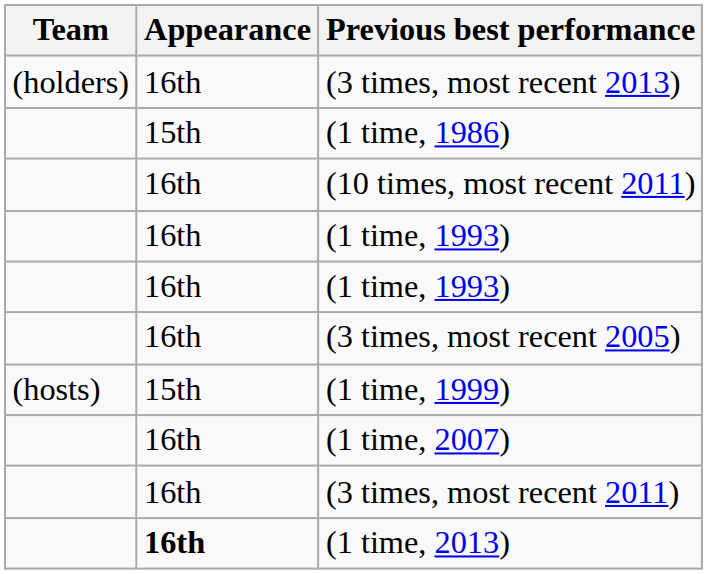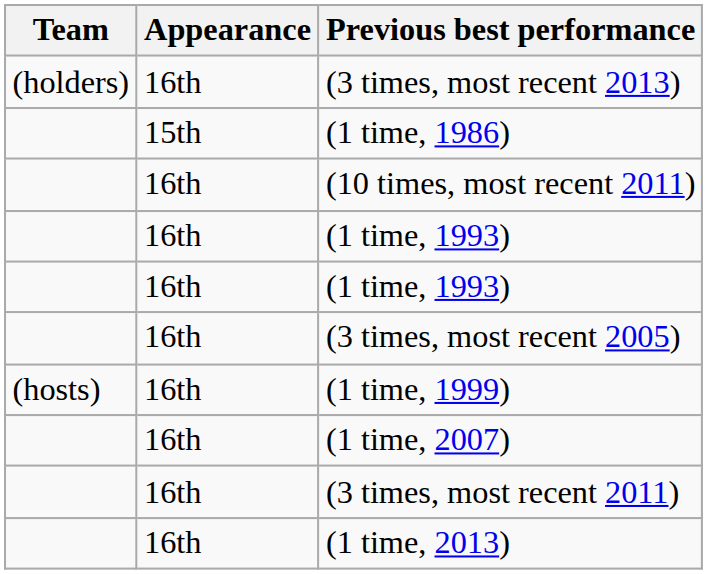(173, 388) 15th -> (173, 388) 16th
(175, 542) bold -> (173, 542) normal
